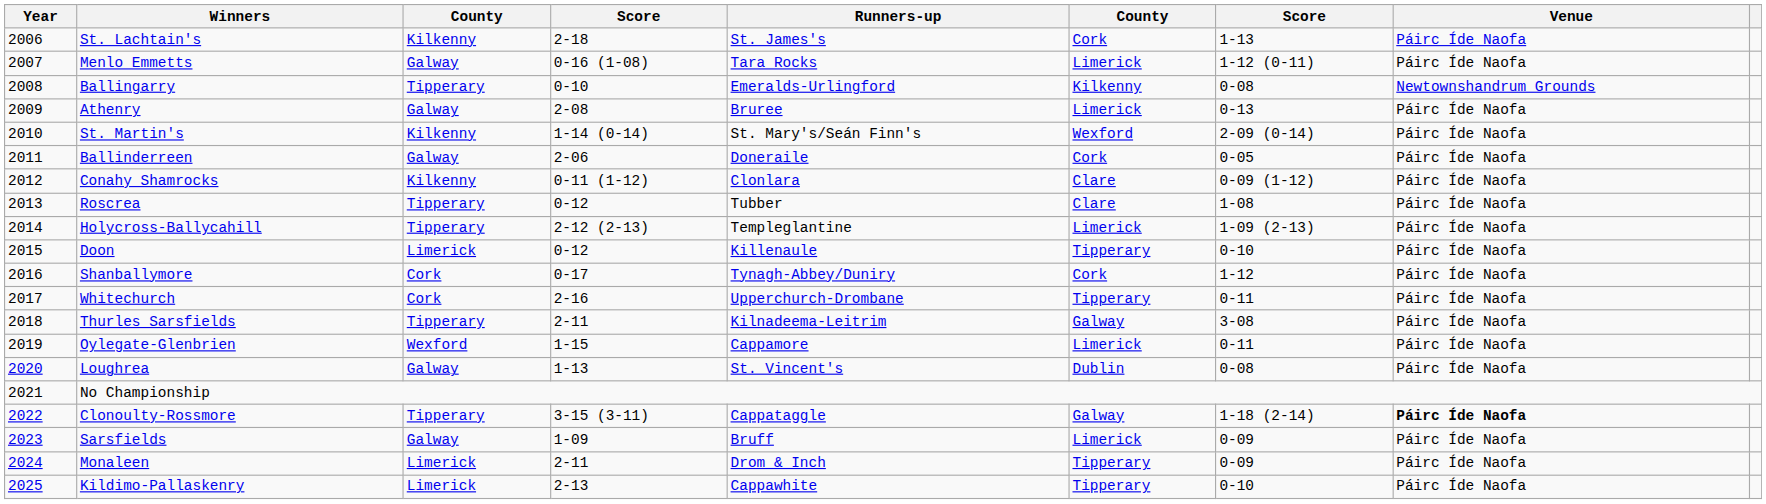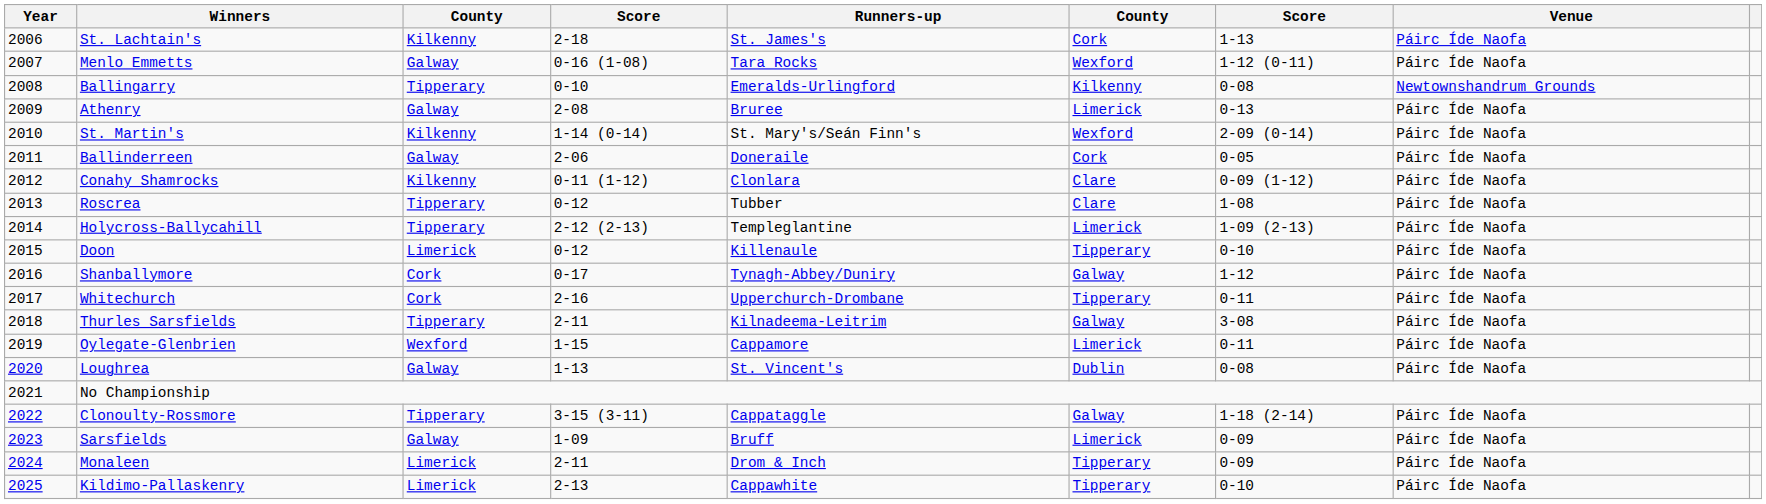(1107, 63) Limerick -> (1103, 63) Wexford
(1090, 275) Cork -> (1098, 275) Galway
(1461, 416) bold -> (1461, 416) normal
